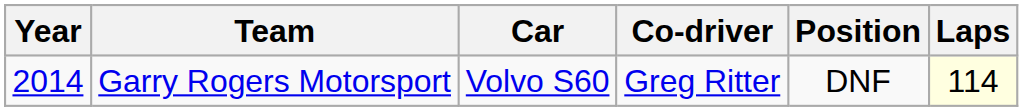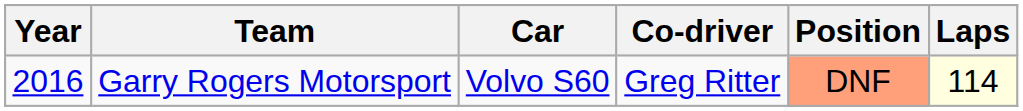(48, 81) 2014 -> (48, 81) 2016
(858, 81) no background -> (858, 81) lightsalmon background
